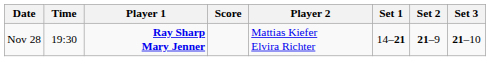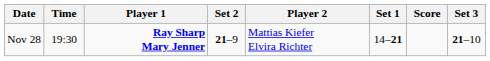columns swapped: (228, 14) <-> (429, 14)
